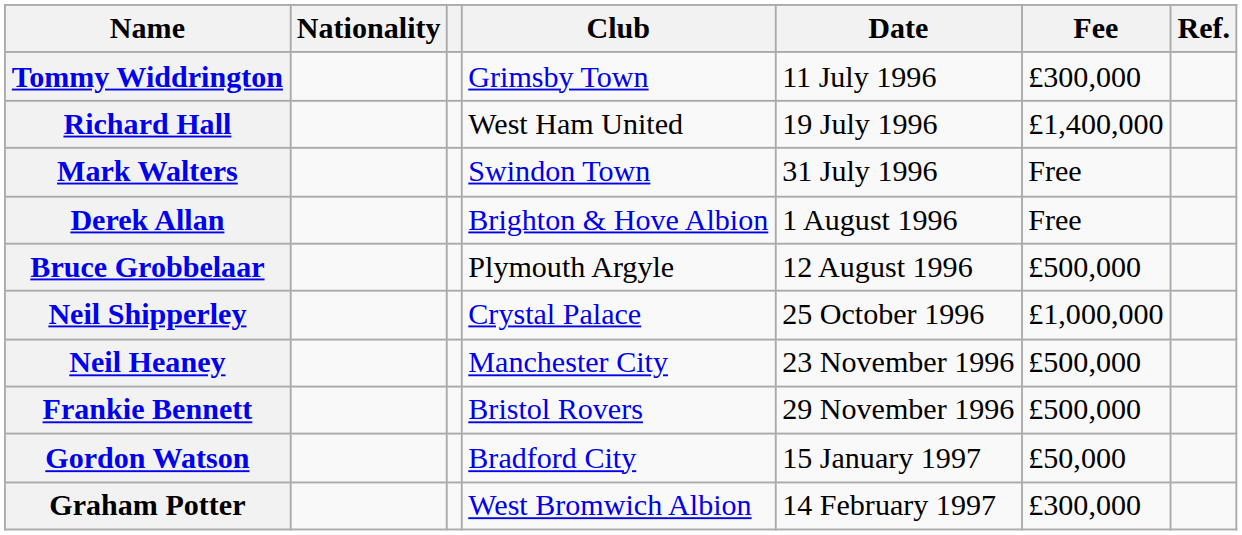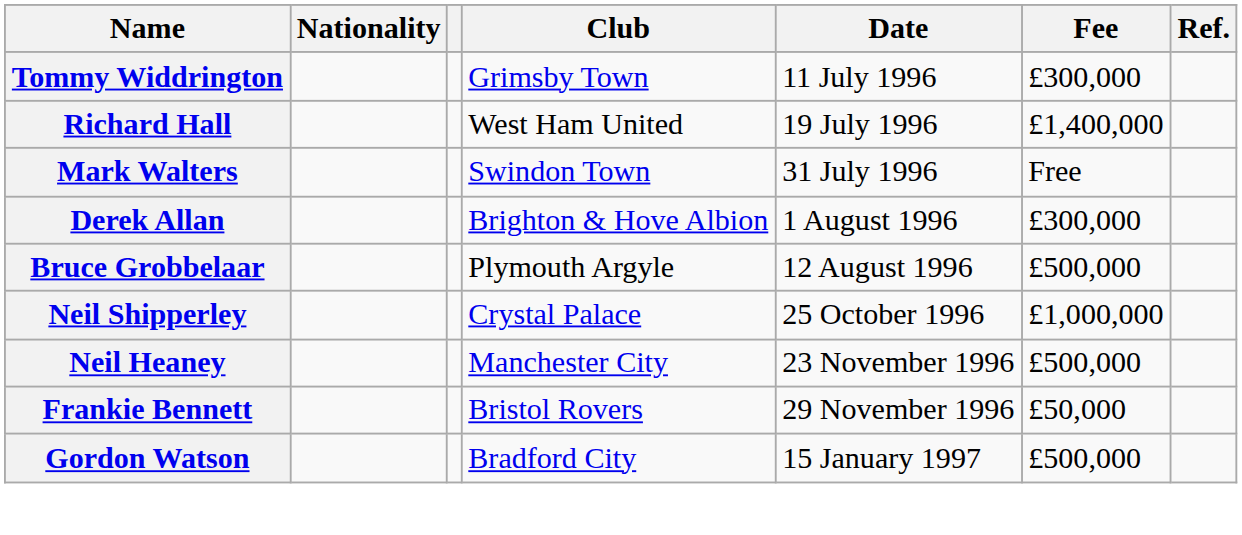(1055, 219) Free -> (1085, 219) £300,000
(1085, 409) £500,000 -> (1077, 409) £50,000
(1077, 457) £50,000 -> (1085, 457) £500,000
- row: (147, 505)
